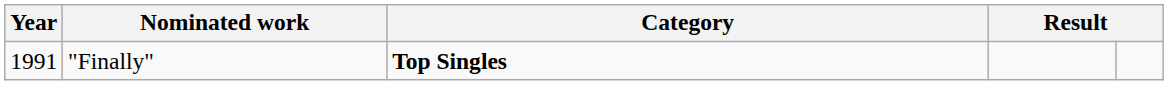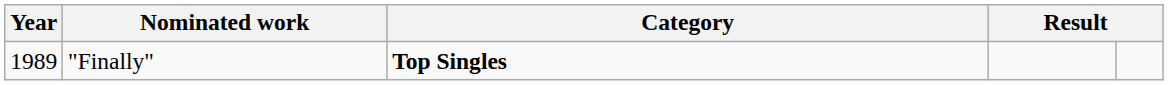(34, 60) 1991 -> (34, 60) 1989
